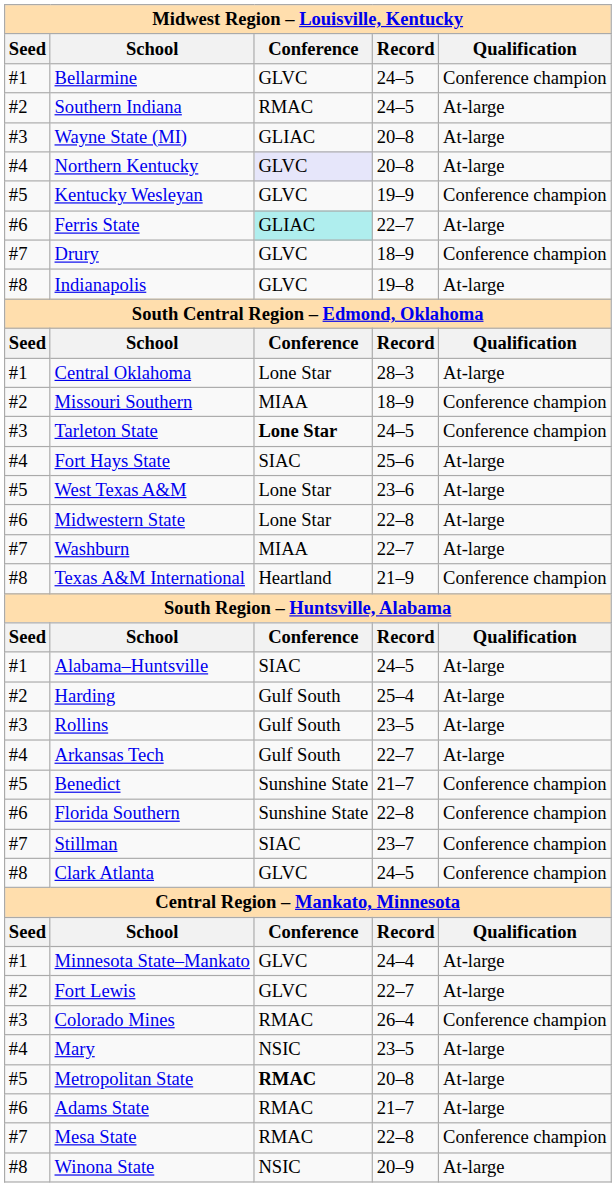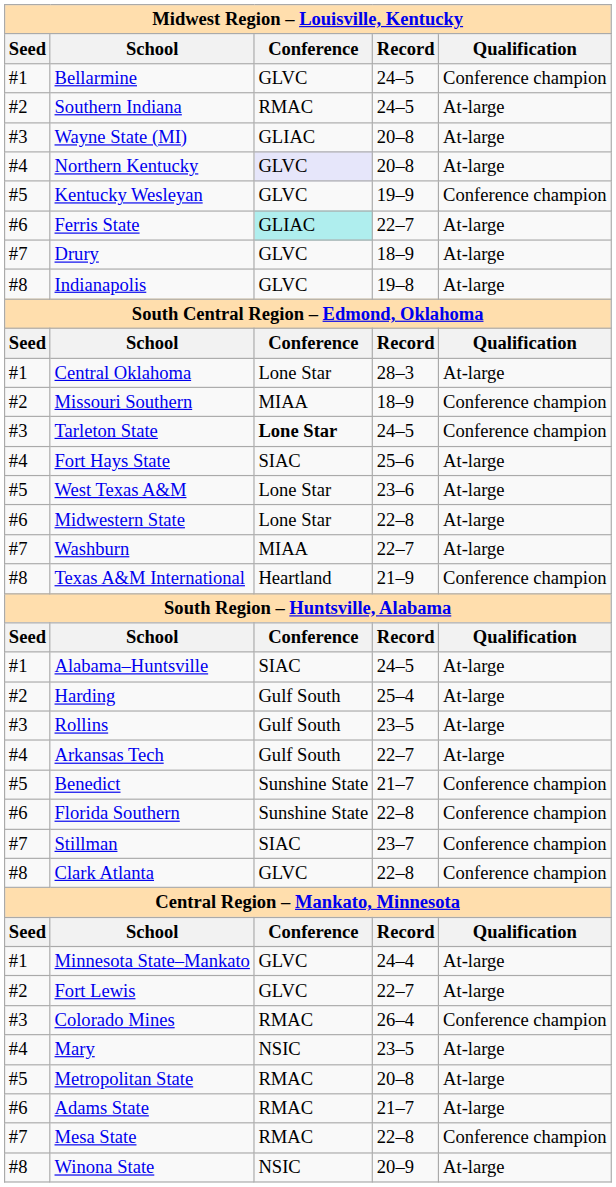(525, 254) Conference champion -> (474, 254) At-large
(395, 872) 24–5 -> (395, 872) 22–8
(287, 1078) bold -> (286, 1078) normal
